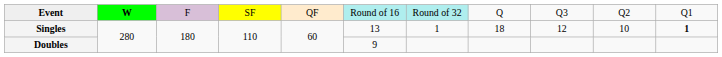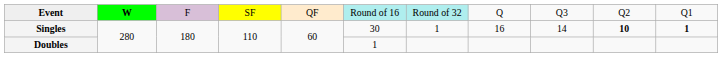(375, 29) 13 -> (375, 29) 30
(499, 29) 18 -> (499, 29) 16
(562, 29) 12 -> (562, 29) 14
(624, 29) normal -> (624, 29) bold
(375, 45) 9 -> (375, 45) 1
